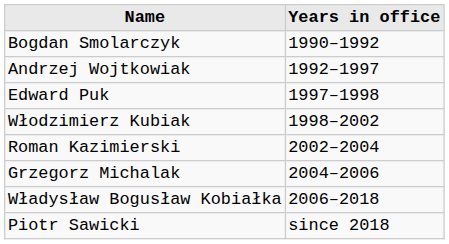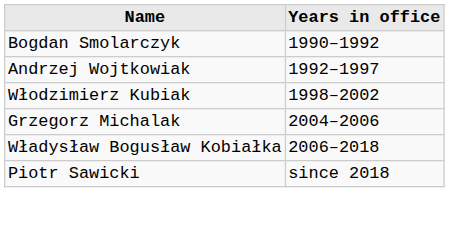- row: (59, 96)
- row: (94, 148)
